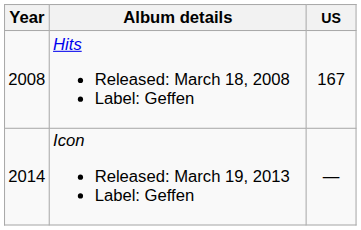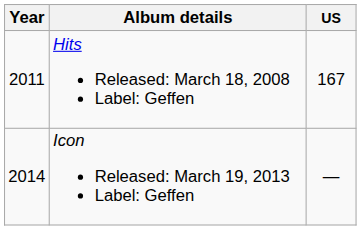(27, 79) 2008 -> (27, 79) 2011
